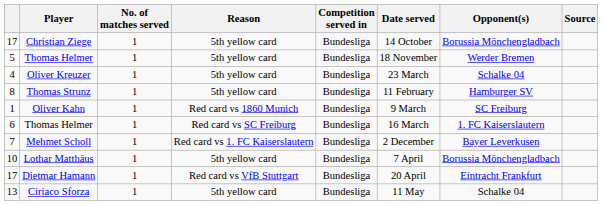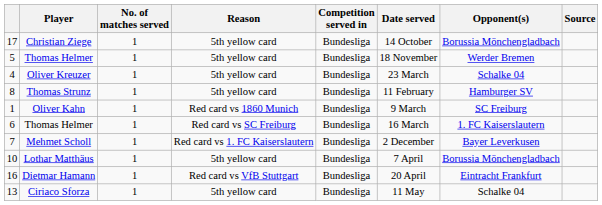(12, 175) 17 -> (12, 175) 16
